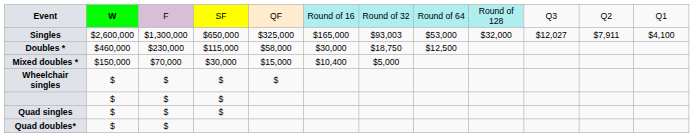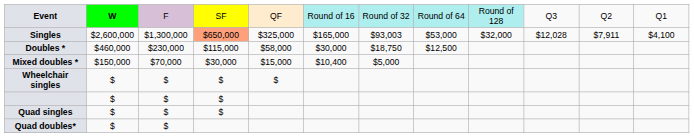(221, 35) no background -> (221, 35) lightsalmon background
(551, 35) $12,027 -> (551, 35) $12,028
